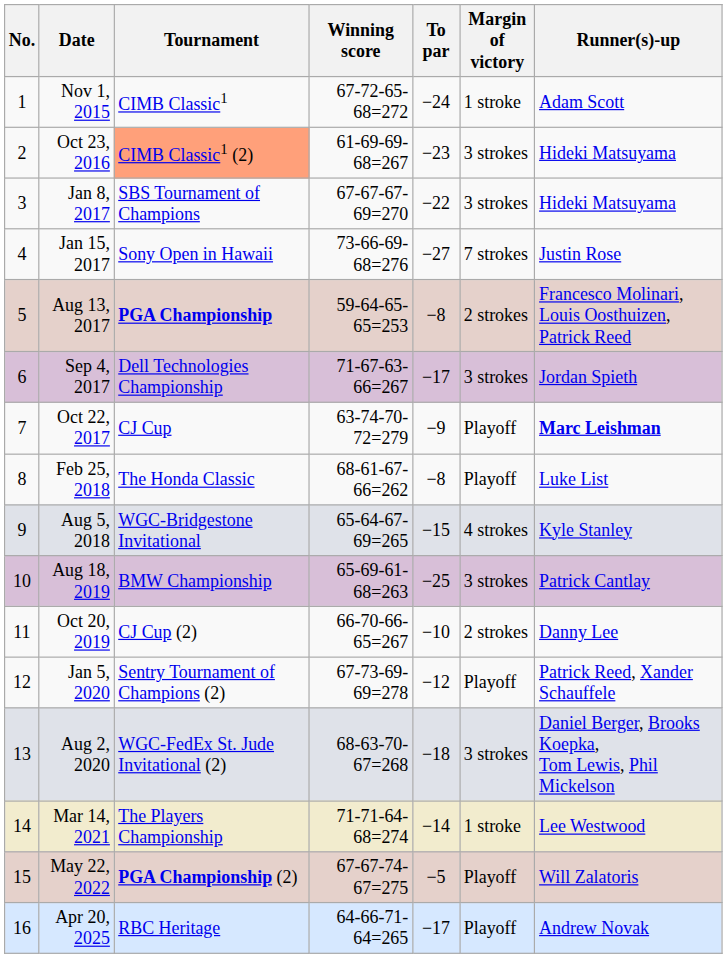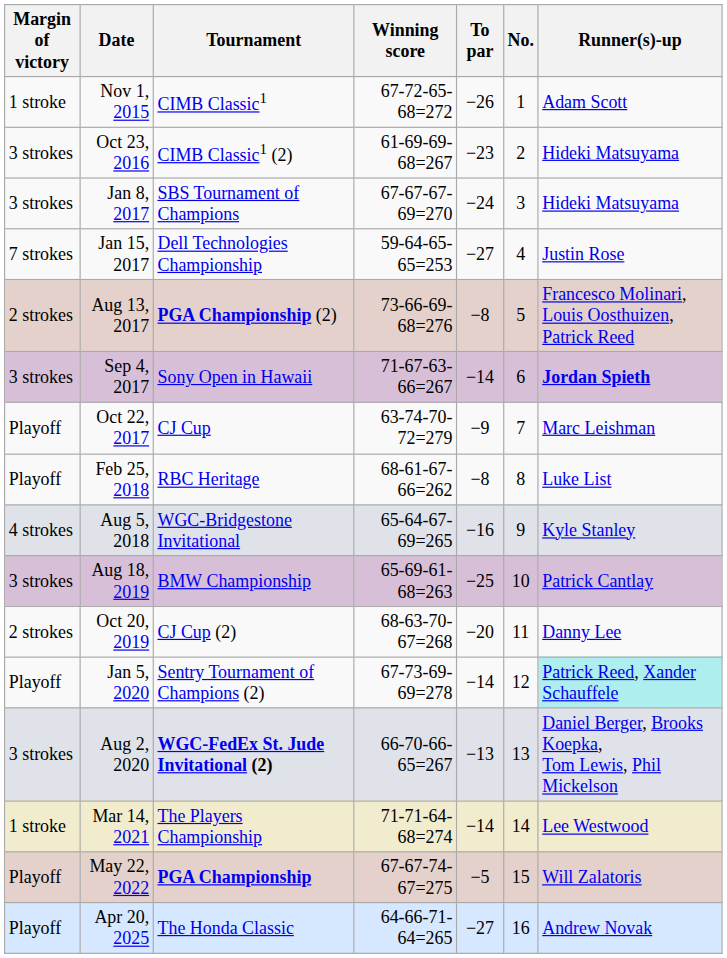columns swapped: (22, 40) <-> (497, 40)
(436, 102) −24 -> (480, 102) −26
(186, 152) lightsalmon background -> (225, 152) no background
(436, 203) −22 -> (480, 203) −24
(196, 254) Sony Open in Hawaii -> (223, 254) Dell Technologies Championship
(372, 254) 73-66-69-68=276 -> (417, 254) 59-64-65-65=253
(195, 316) PGA Championship -> (247, 316) PGA Championship (2)
(372, 316) 59-64-65-65=253 -> (417, 316) 73-66-69-68=276
(183, 377) Dell Technologies Championship -> (235, 377) Sony Open in Hawaii
(436, 377) −17 -> (480, 377) −14
(588, 377) normal -> (596, 377) bold
(600, 428) bold -> (599, 428) normal
(186, 479) The Honda Classic -> (208, 479) RBC Heritage
(436, 529) −15 -> (480, 529) −16
(372, 631) 66-70-66-65=267 -> (417, 631) 68-63-70-67=268
(436, 631) −10 -> (480, 631) −20
(436, 682) −12 -> (480, 682) −14
(616, 682) no background -> (619, 682) paleturquoise background
(196, 754) normal -> (241, 754) bold
(372, 754) 68-63-70-67=268 -> (417, 754) 66-70-66-65=267
(436, 754) −18 -> (480, 754) −13
(208, 877) PGA Championship (2) -> (234, 877) PGA Championship
(169, 928) RBC Heritage -> (226, 928) The Honda Classic
(436, 928) −17 -> (480, 928) −27
